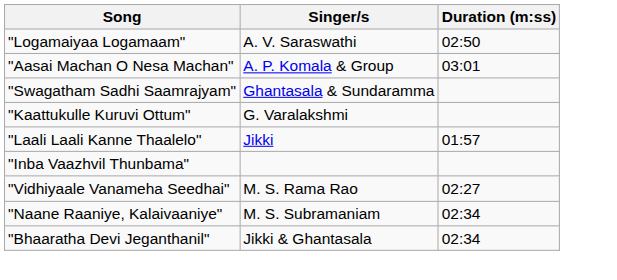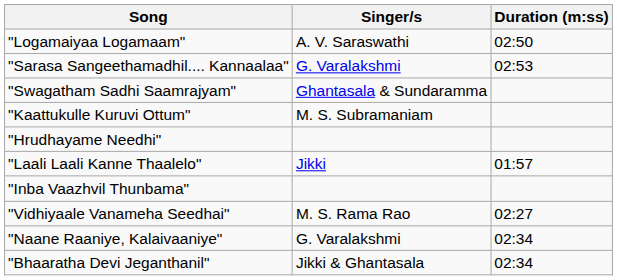+ row: (148, 66)
- row: (121, 66)
(296, 115) G. Varalakshmi -> (364, 115) M. S. Subramaniam
+ row: (85, 140)
(312, 213) M. S. Subramaniam -> (348, 238) G. Varalakshmi
